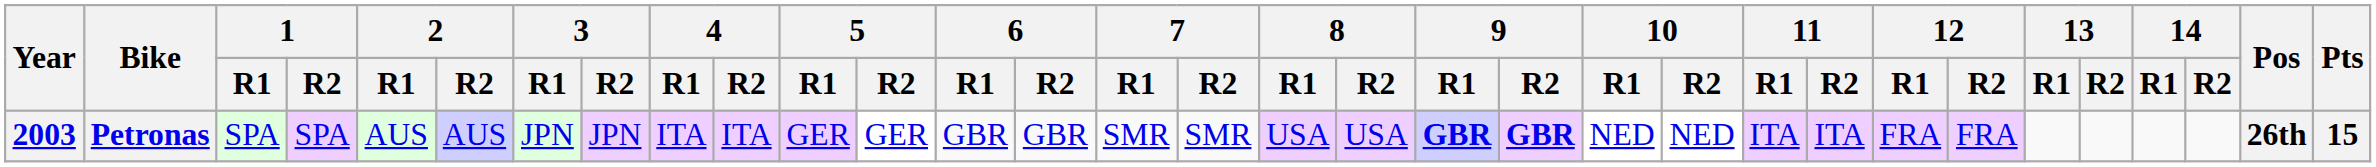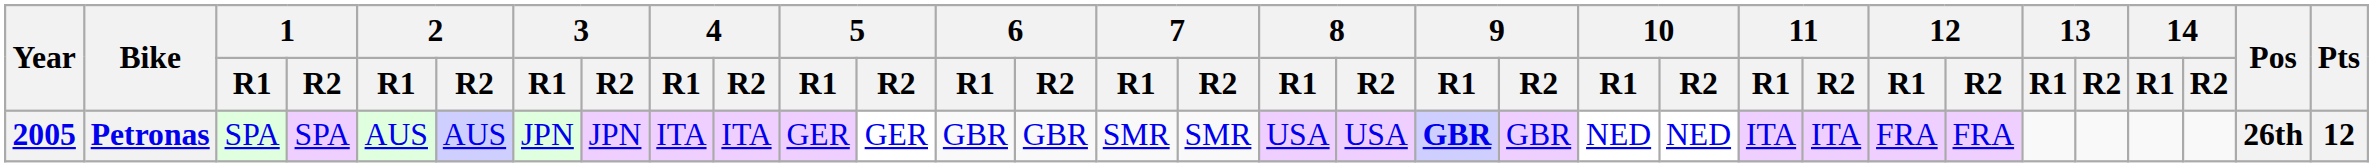(44, 135) 2003 -> (44, 135) 2005
(1540, 135) bold -> (1539, 135) normal
(2342, 135) 15 -> (2339, 135) 12
